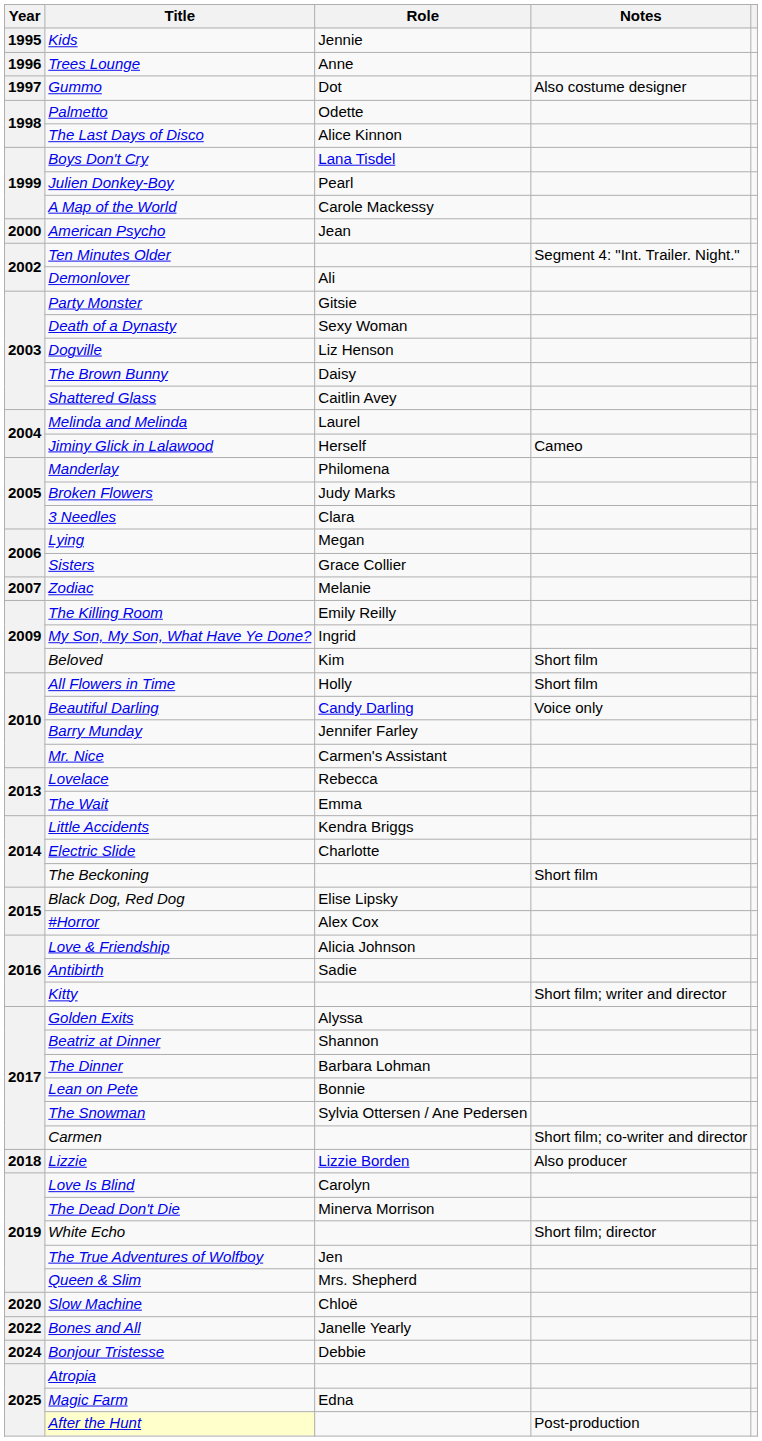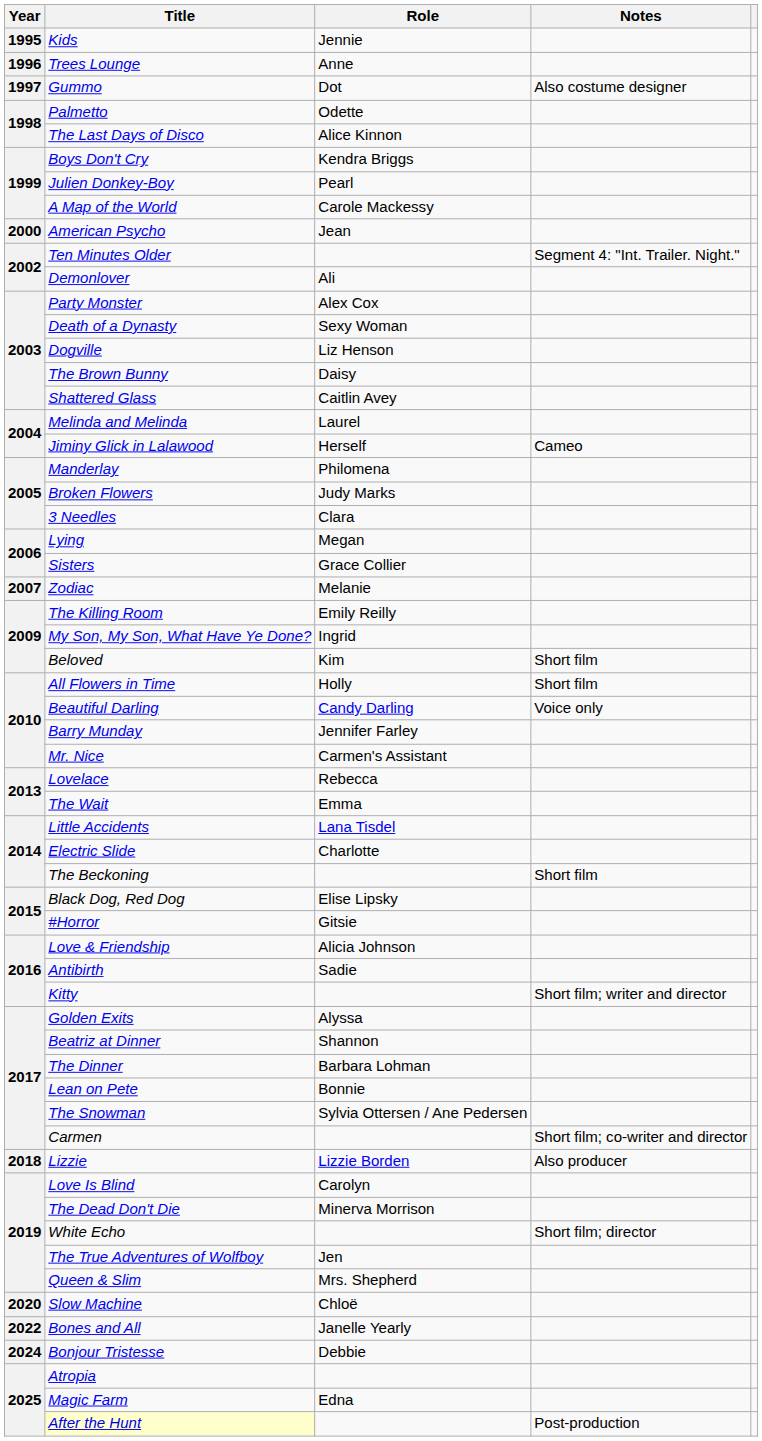(357, 159) Lana Tisdel -> (366, 159) Kendra Briggs
(338, 302) Gitsie -> (348, 302) Alex Cox
(366, 827) Kendra Briggs -> (357, 827) Lana Tisdel
(348, 922) Alex Cox -> (338, 922) Gitsie
